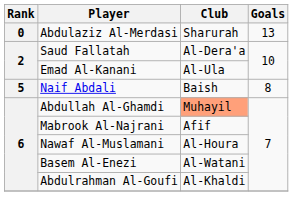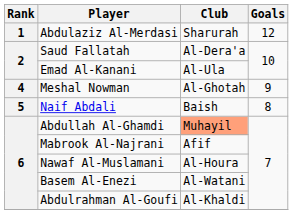(21, 32) 0 -> (21, 32) 1
(268, 32) 13 -> (268, 32) 12
+ row: (85, 88)
